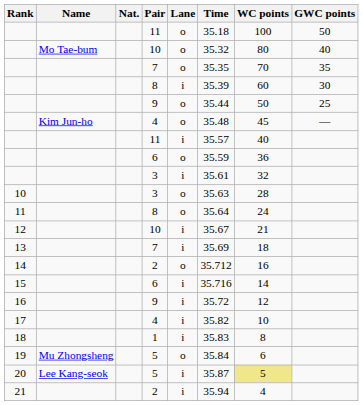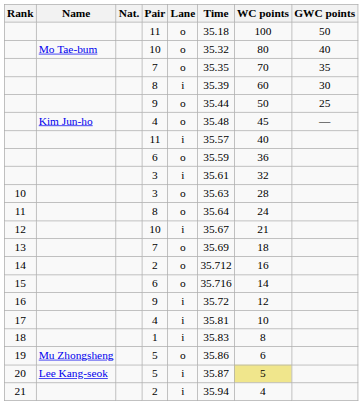(183, 247) i -> (183, 247) o
(183, 283) i -> (183, 283) o
(216, 319) 35.82 -> (216, 319) 35.81
(216, 355) 35.84 -> (216, 355) 35.86
